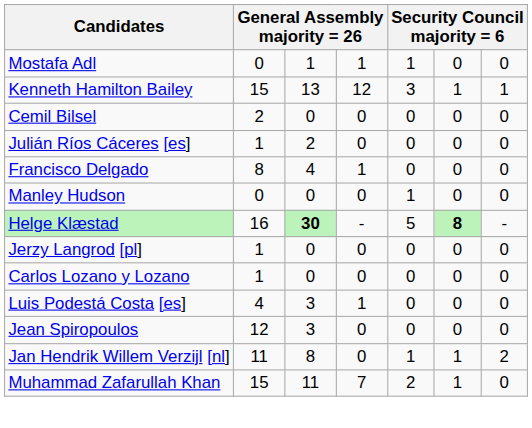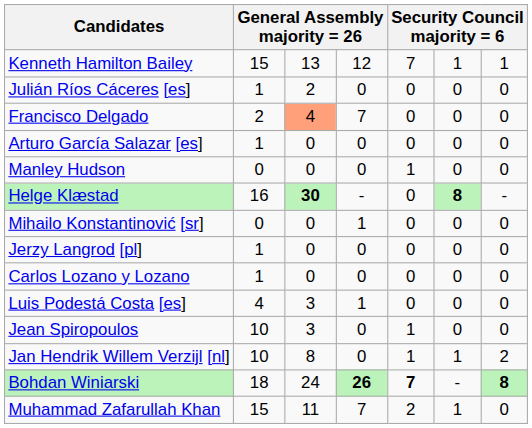- row: (52, 63)
(411, 90) 3 -> (411, 63) 7
- row: (52, 116)
(259, 169) 8 -> (259, 116) 2
(310, 169) no background -> (310, 116) lightsalmon background
(362, 169) 1 -> (362, 116) 7
+ row: (106, 143)
(411, 223) 5 -> (411, 196) 0
+ row: (106, 223)
(259, 329) 12 -> (259, 329) 10
(411, 329) 0 -> (411, 329) 1
(259, 356) 11 -> (259, 356) 10
+ row: (74, 383)
